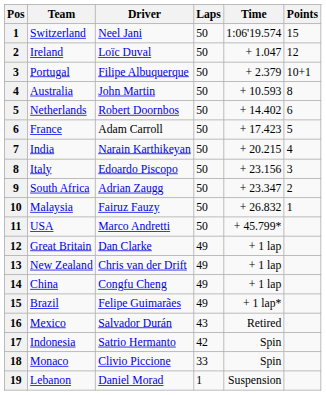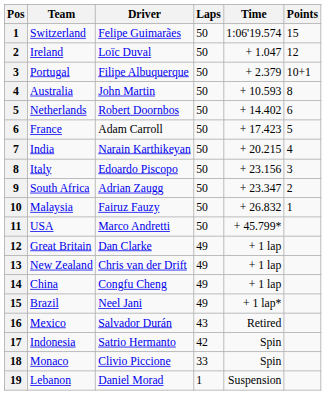(120, 33) Neel Jani -> (140, 33) Felipe Guimarães
(140, 303) Felipe Guimarães -> (120, 303) Neel Jani
